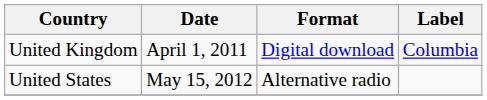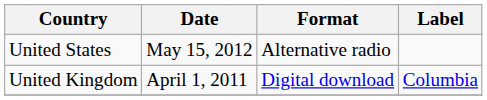rows swapped: (73, 49) <-> (60, 79)
